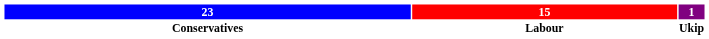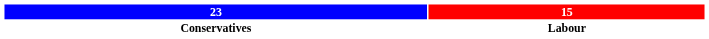- column: (692, 12)
